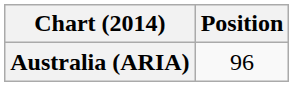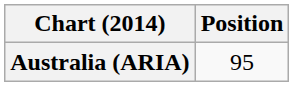(242, 61) 96 -> (242, 61) 95
